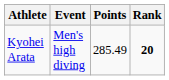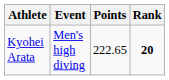(110, 50) 285.49 -> (110, 50) 222.65
